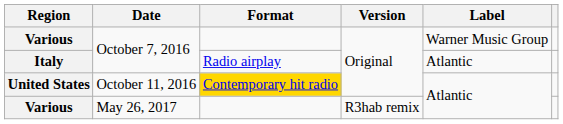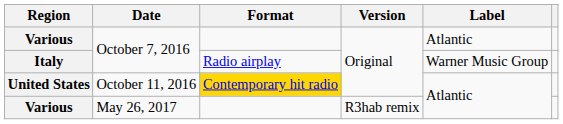(487, 38) Warner Music Group -> (449, 38) Atlantic
(449, 61) Atlantic -> (487, 61) Warner Music Group
